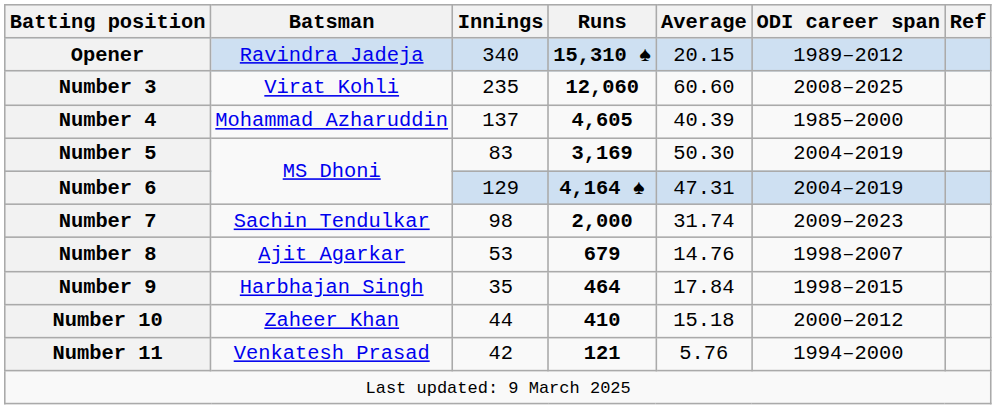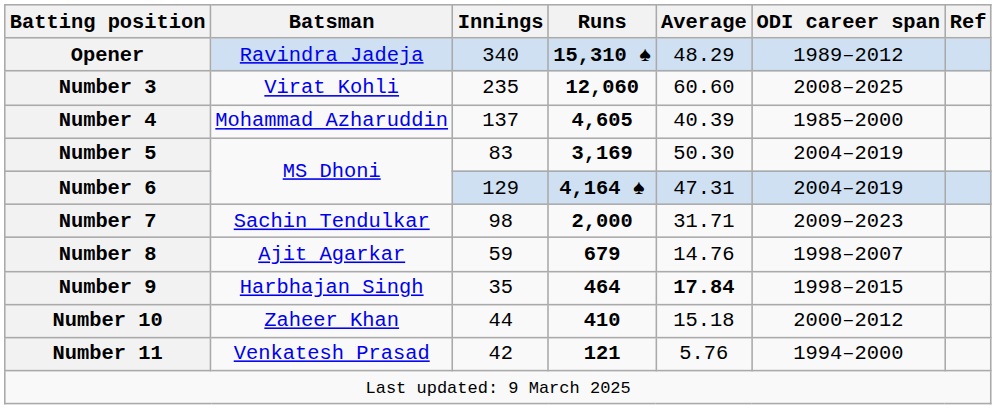(704, 55) 20.15 -> (704, 55) 48.29
(704, 221) 31.74 -> (704, 221) 31.71
(501, 254) 53 -> (501, 254) 59
(704, 288) normal -> (704, 288) bold
